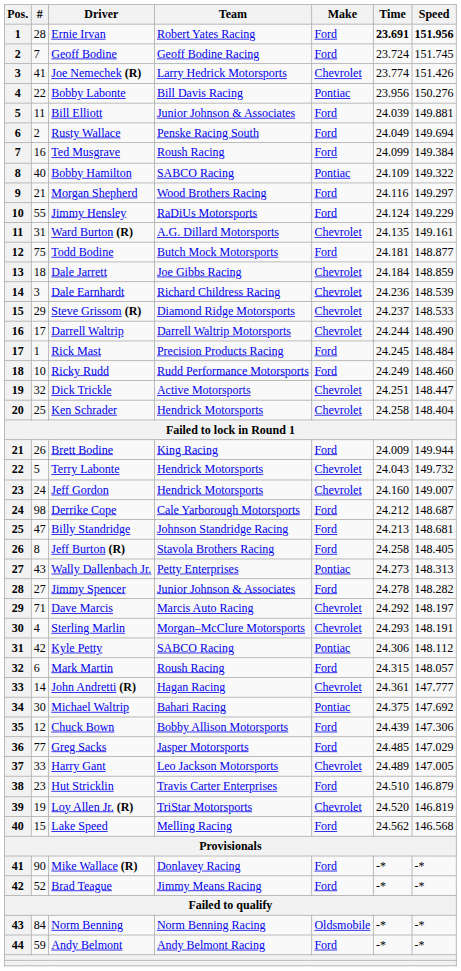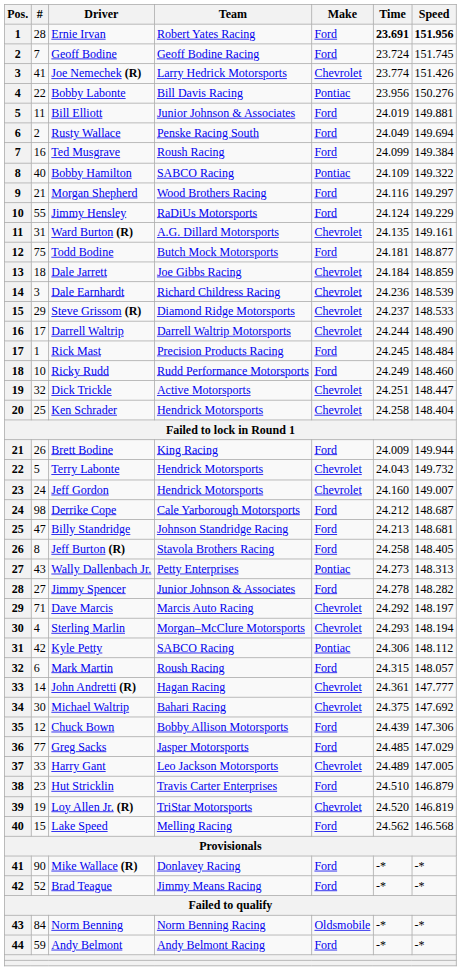(393, 113) 24.039 -> (393, 113) 24.019
(434, 628) 148.191 -> (434, 628) 148.194
(332, 707) Pontiac -> (338, 707) Chevrolet
